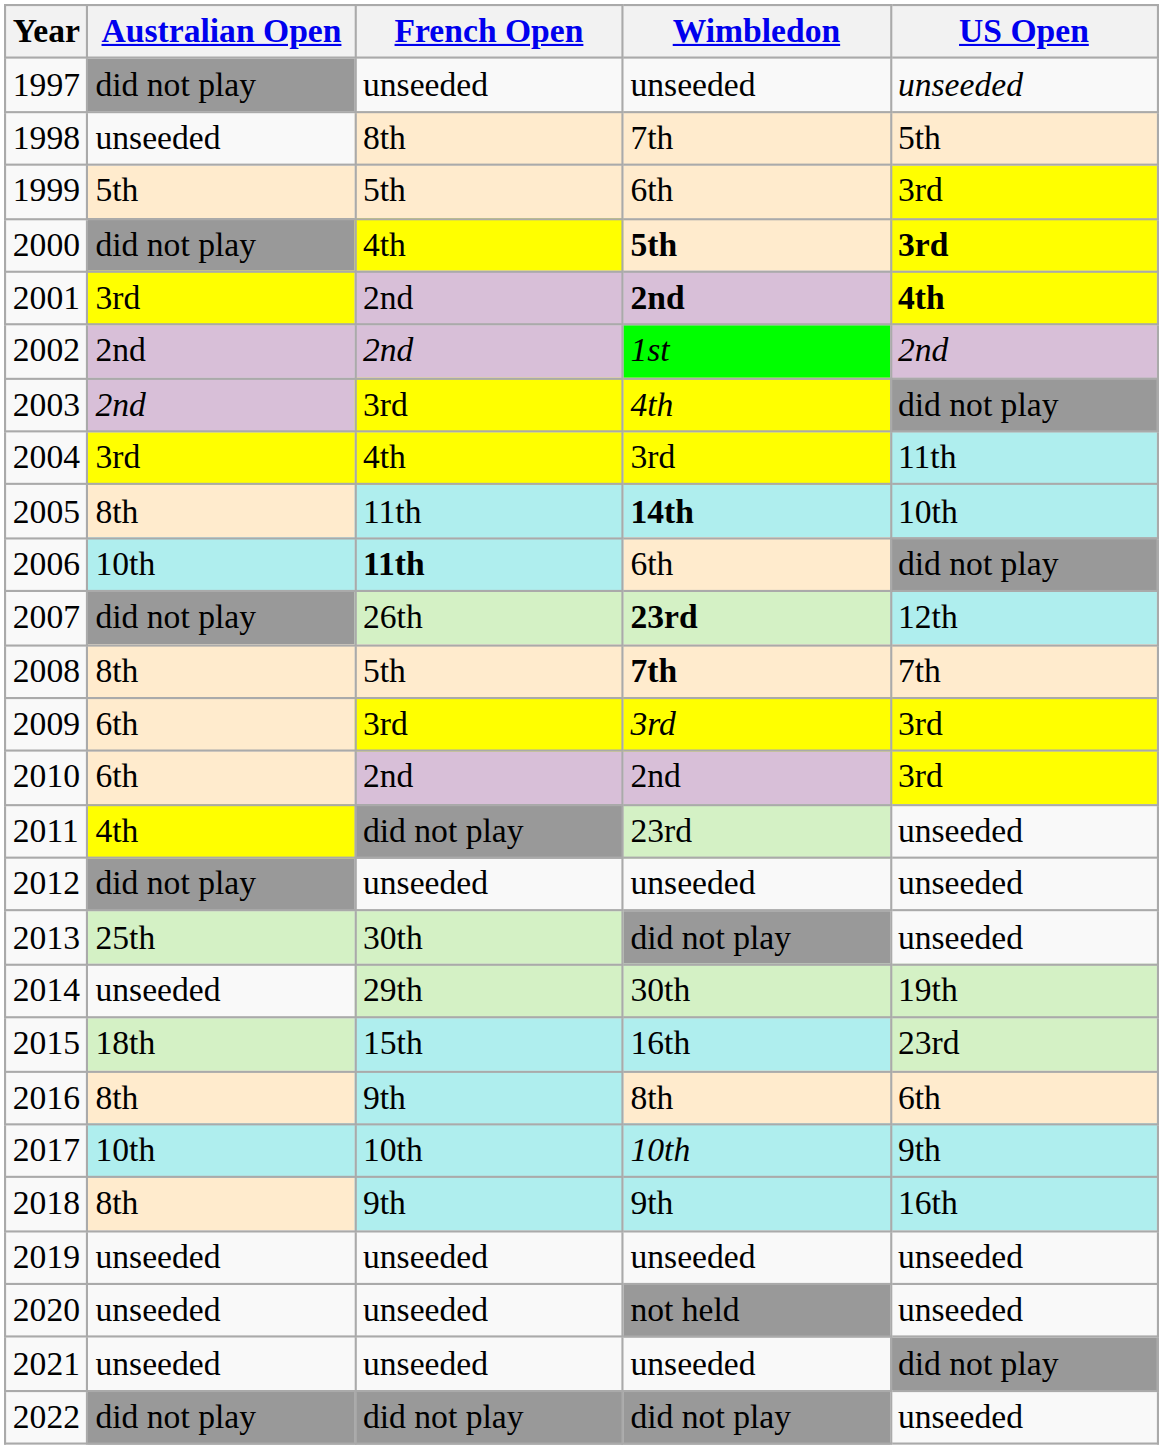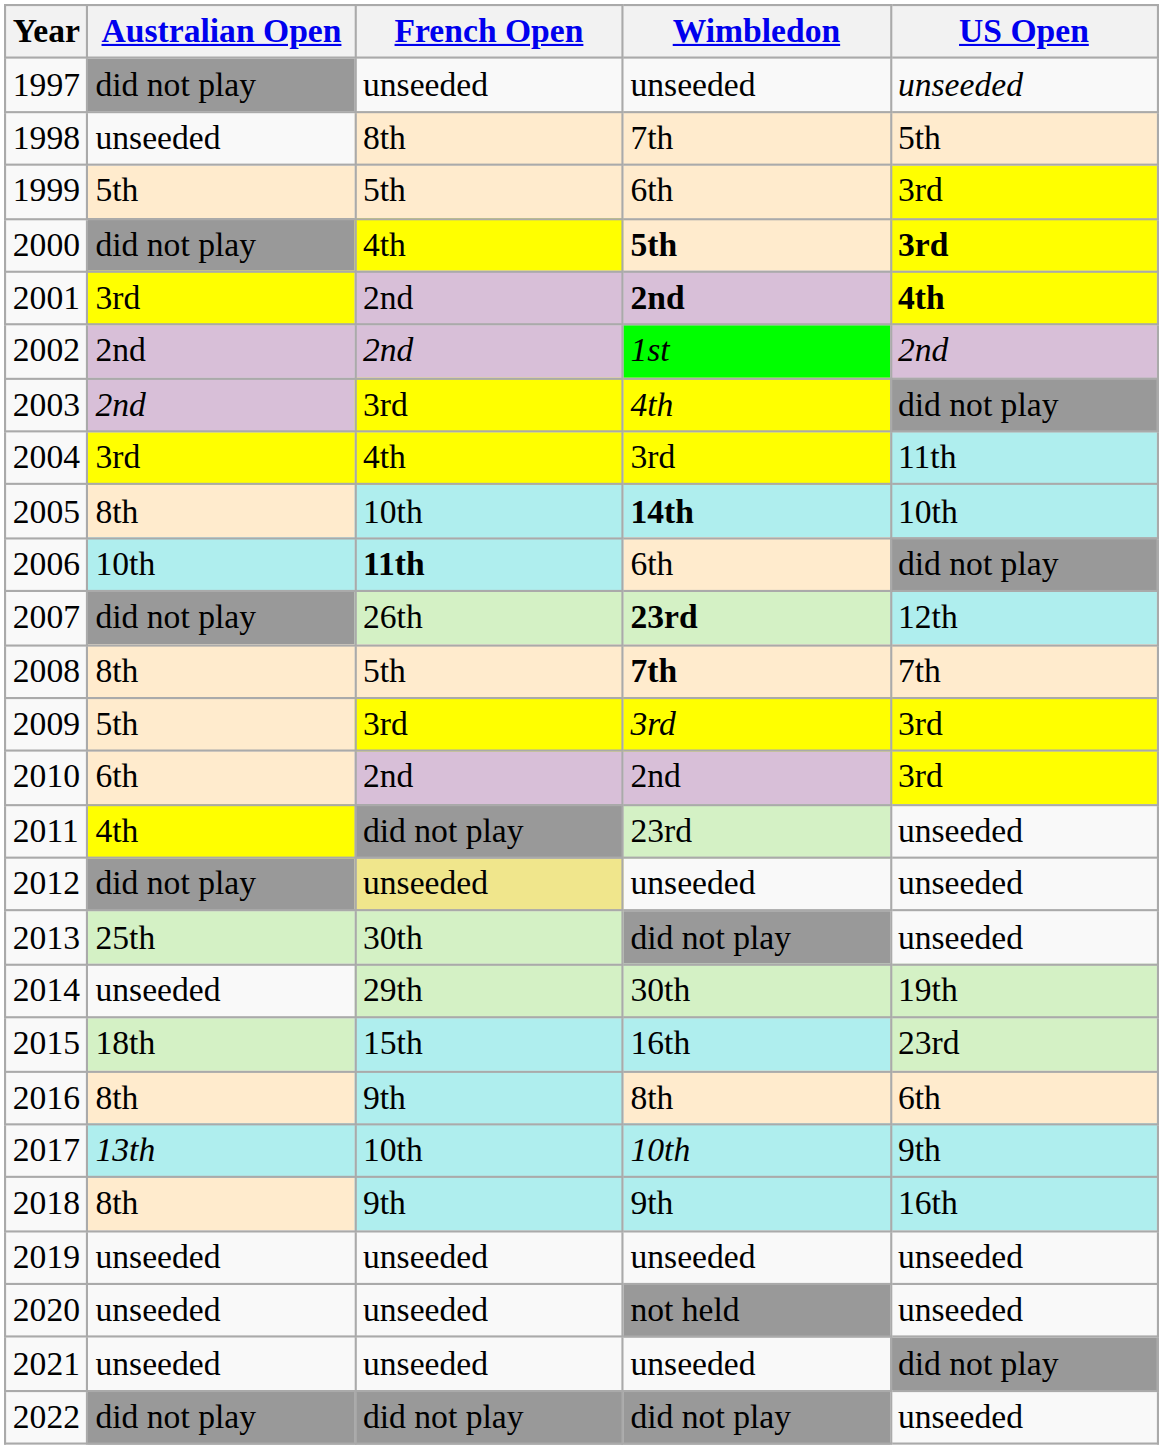(392, 510) 11th -> (393, 510) 10th
(117, 723) 6th -> (117, 723) 5th
(425, 883) no background -> (425, 883) khaki background
(125, 1150) 10th -> (125, 1150) 13th
